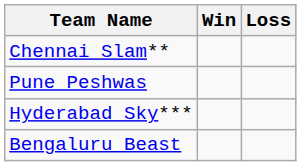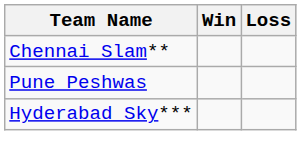- row: (95, 145)
